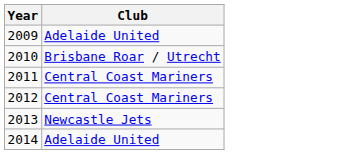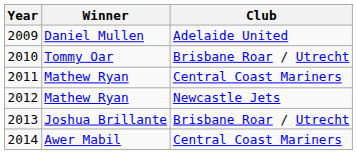+ column: (106, 15)
(129, 98) Central Coast Mariners -> (227, 98) Newcastle Jets
(98, 119) Newcastle Jets -> (261, 119) Brisbane Roar / Utrecht
(102, 139) Adelaide United -> (257, 139) Central Coast Mariners
